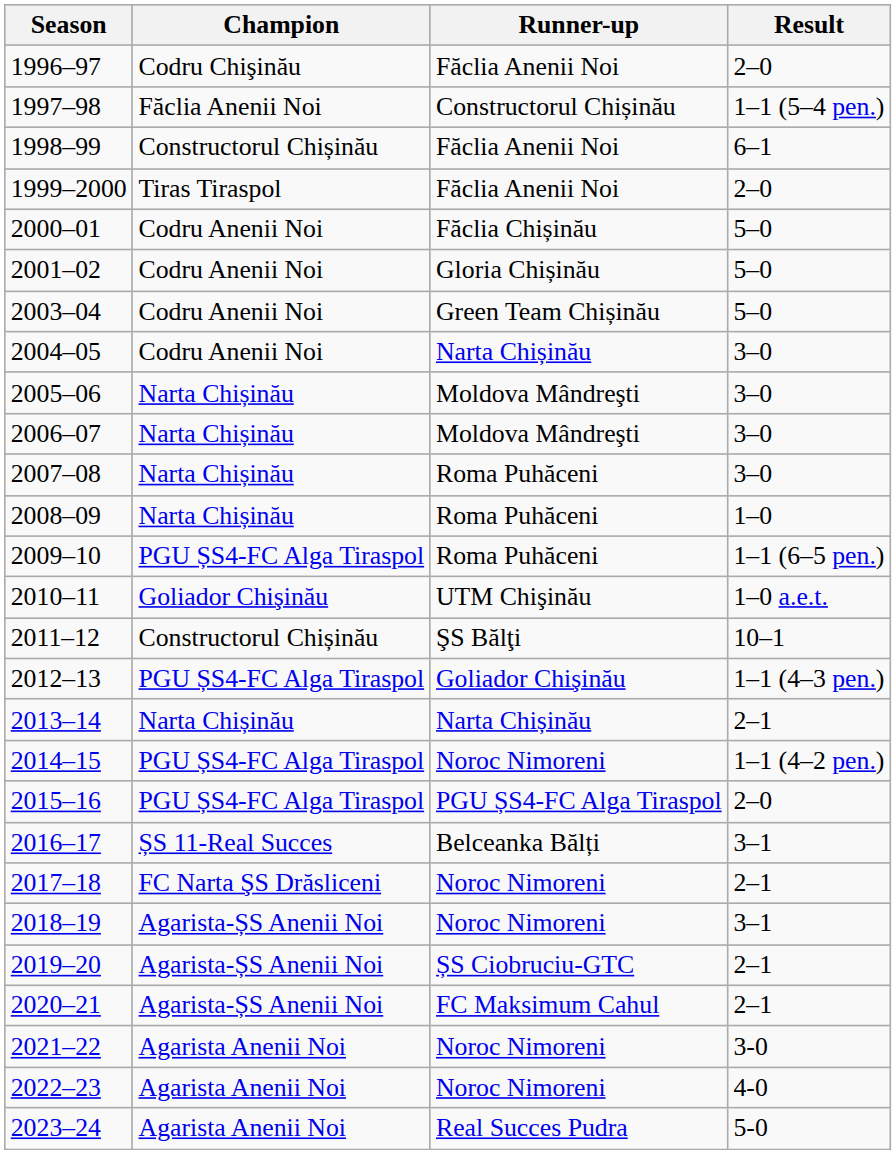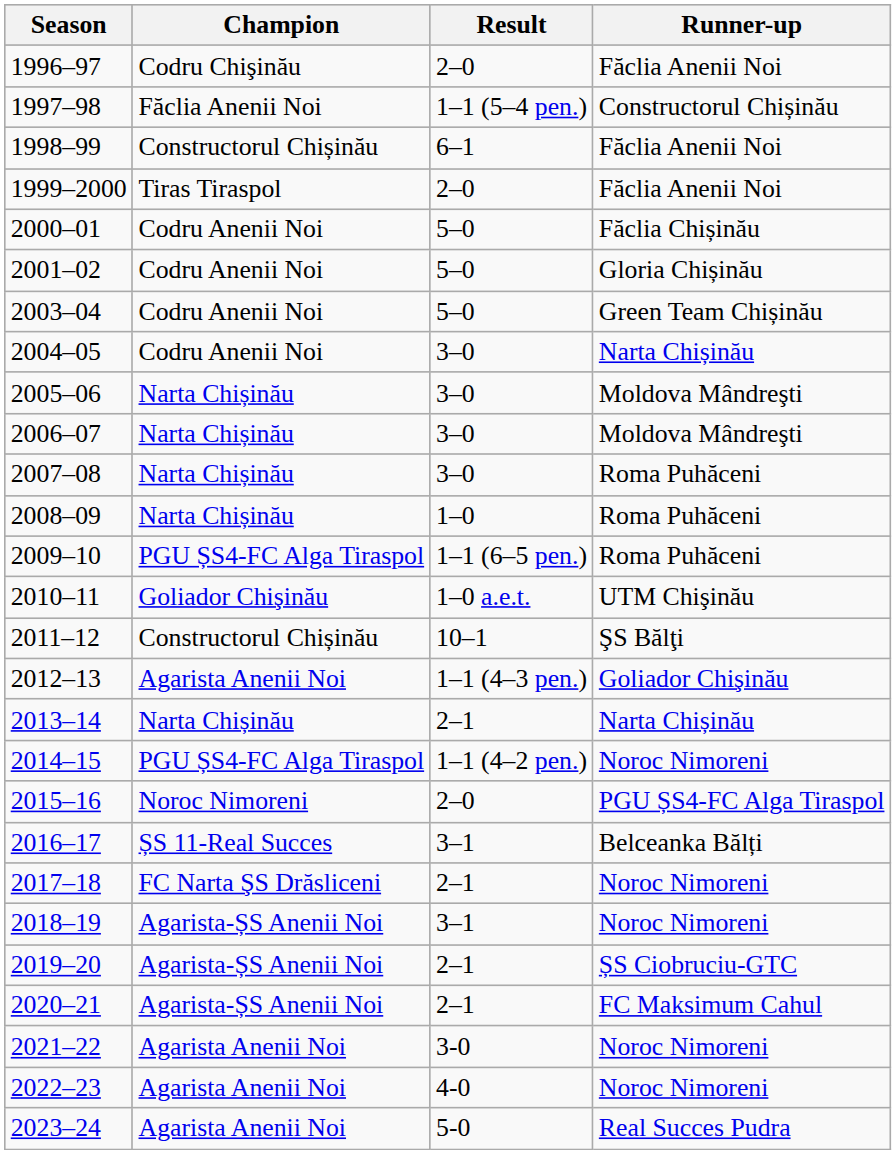columns swapped: (809, 24) <-> (579, 24)
(281, 678) PGU ȘS4-FC Alga Tiraspol -> (242, 678) Agarista Anenii Noi
(281, 801) PGU ȘS4-FC Alga Tiraspol -> (223, 801) Noroc Nimoreni
